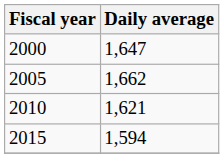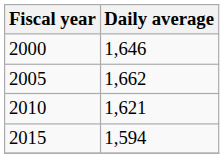(125, 49) 1,647 -> (125, 49) 1,646
